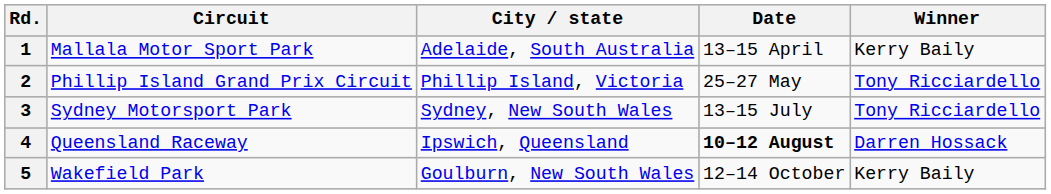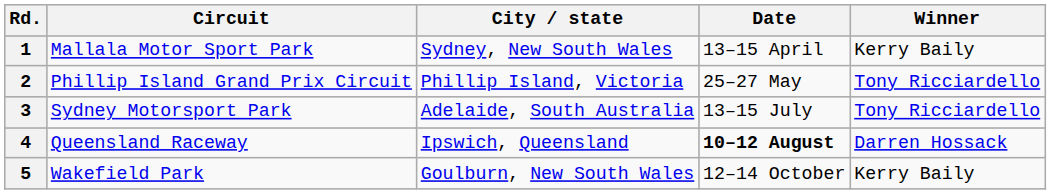(558, 50) Adelaide, South Australia -> (547, 50) Sydney, New South Wales
(547, 112) Sydney, New South Wales -> (558, 112) Adelaide, South Australia
